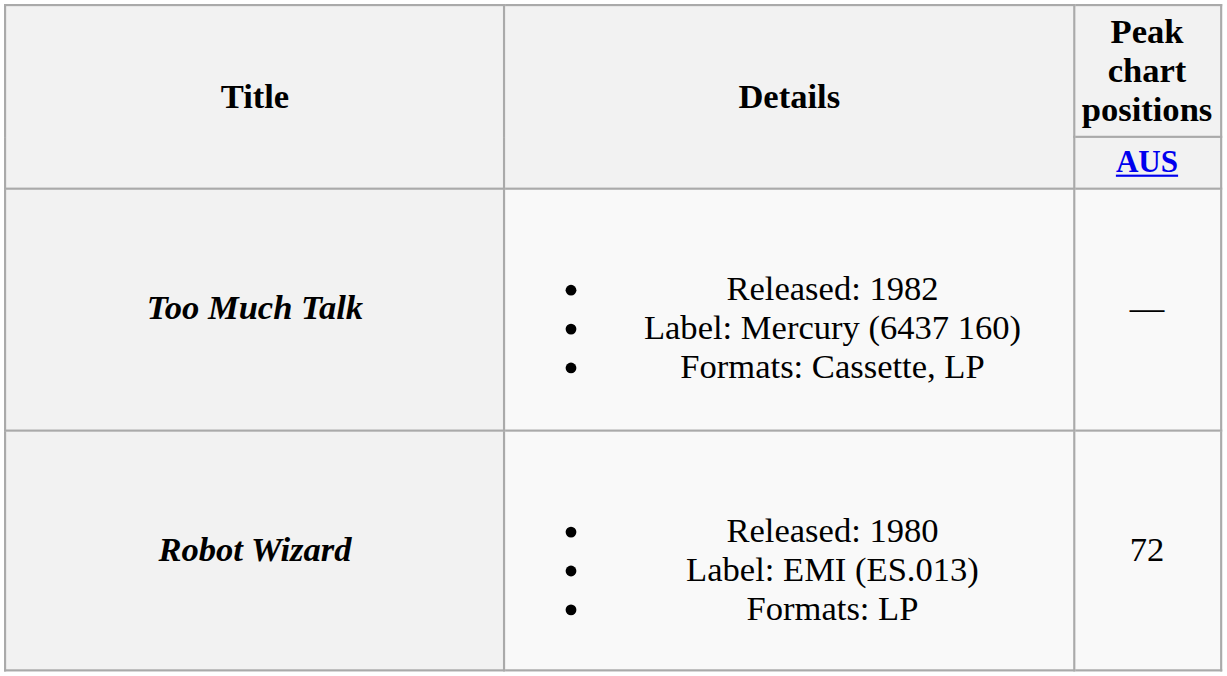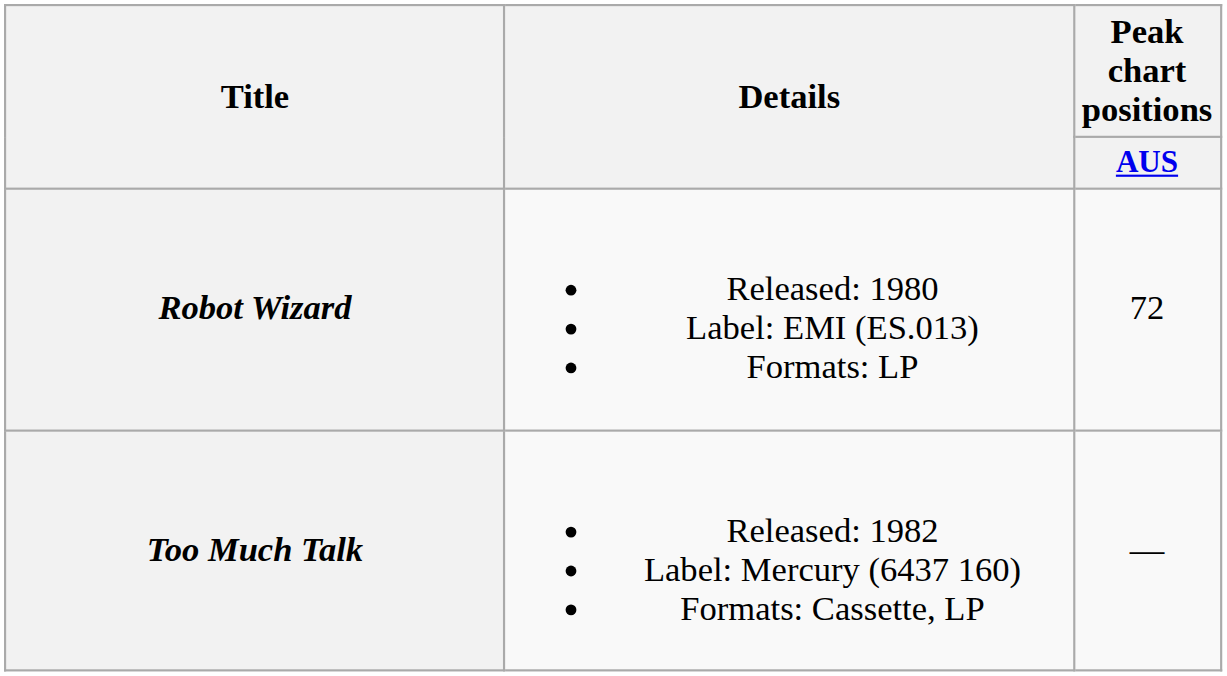rows swapped: (255, 549) <-> (255, 308)
